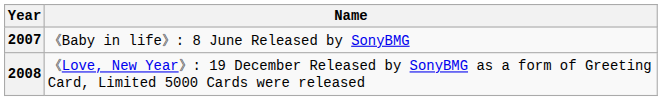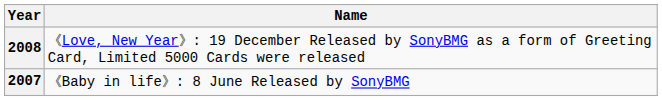rows swapped: (25, 40) <-> (25, 74)
